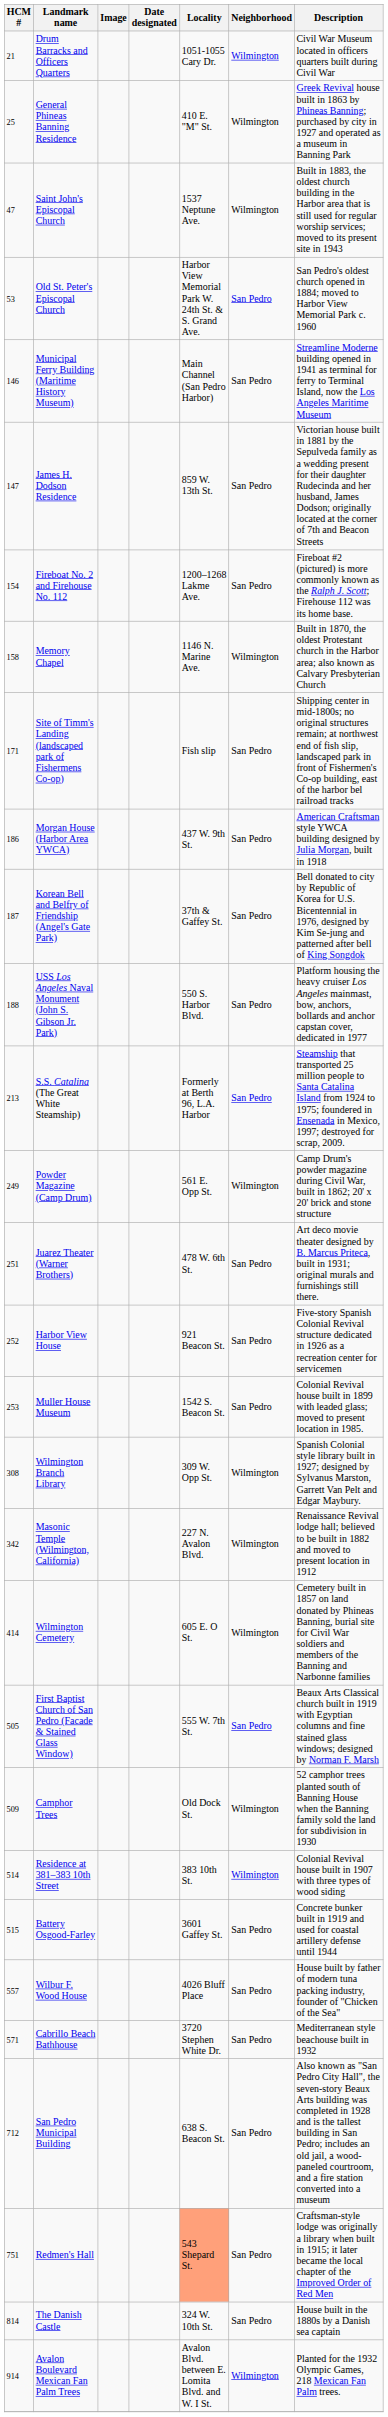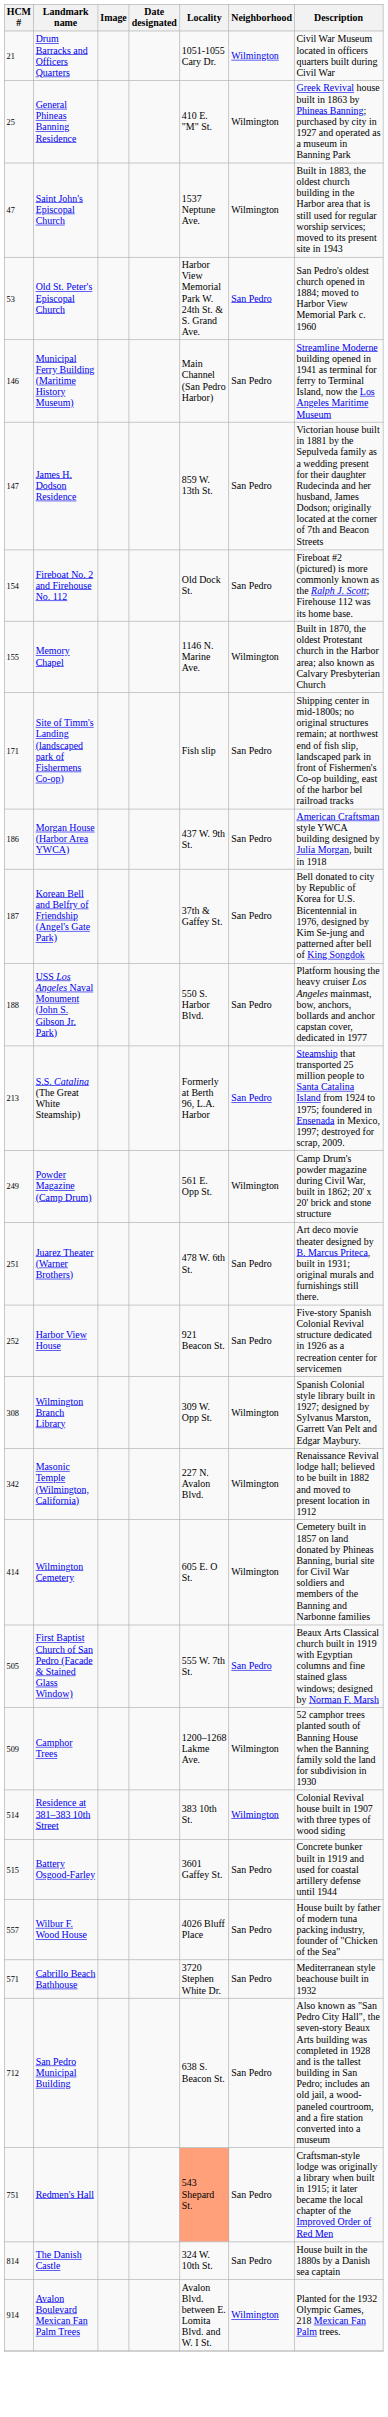(204, 585) 1200–1268 Lakme Ave. -> (201, 585) Old Dock St.
(13, 657) 158 -> (13, 657) 155
- row: (63, 1406)
(201, 1809) Old Dock St. -> (204, 1748) 1200–1268 Lakme Ave.
